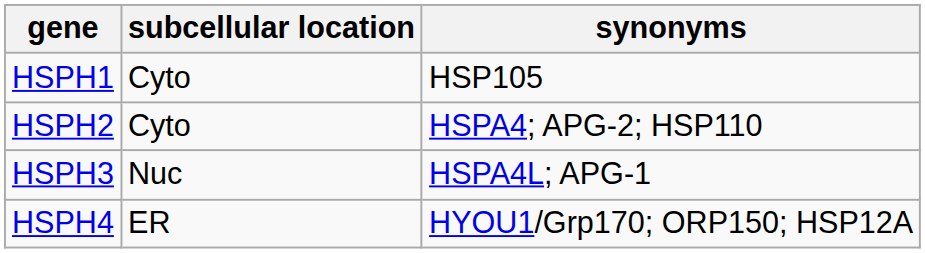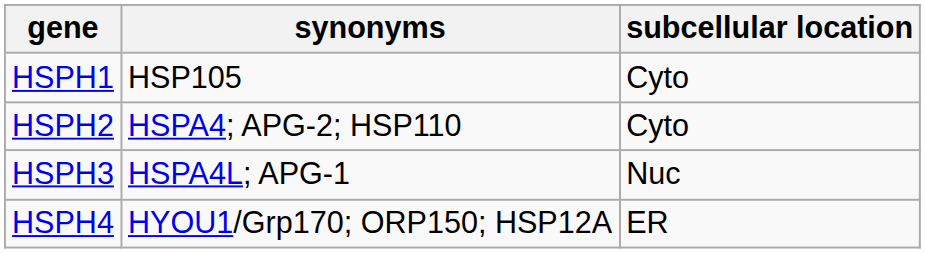columns swapped: (671, 28) <-> (272, 28)
